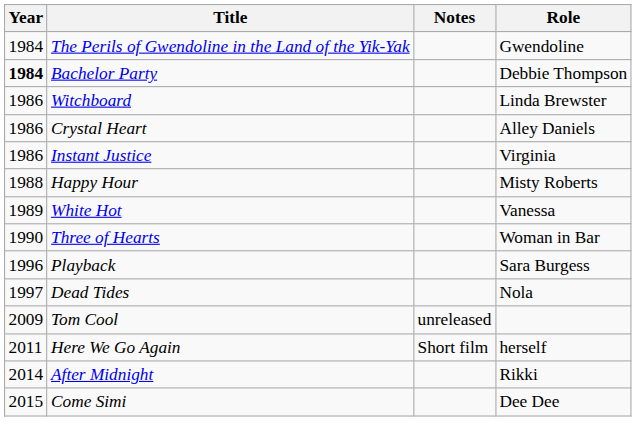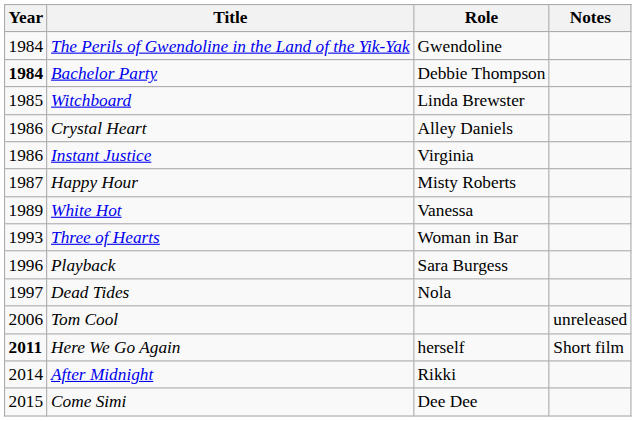columns swapped: (563, 18) <-> (454, 18)
(26, 100) 1986 -> (26, 100) 1985
(26, 182) 1988 -> (26, 182) 1987
(26, 237) 1990 -> (26, 237) 1993
(26, 319) 2009 -> (26, 319) 2006
(25, 347) normal -> (25, 347) bold
